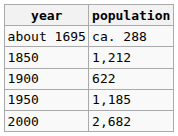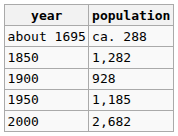(112, 57) 1,212 -> (112, 57) 1,282
(104, 79) 622 -> (104, 79) 928
